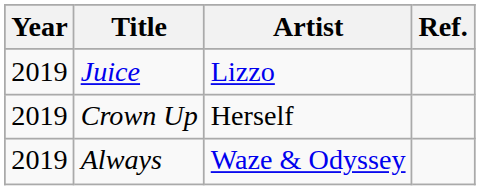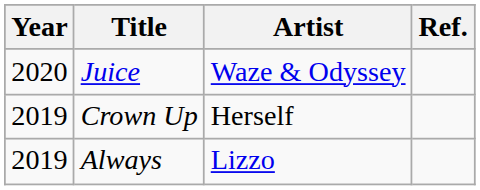(40, 71) 2019 -> (40, 71) 2020
(243, 71) Lizzo -> (308, 71) Waze & Odyssey
(308, 160) Waze & Odyssey -> (243, 160) Lizzo
